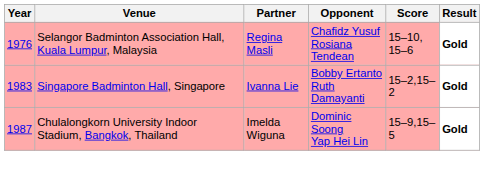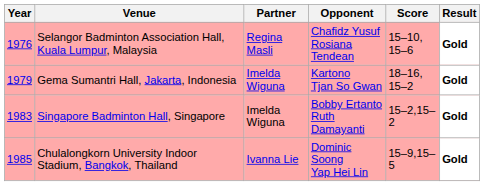+ row: (137, 80)
(273, 87) Ivanna Lie -> (266, 117) Imelda Wiguna
(20, 129) 1987 -> (20, 160) 1985
(266, 129) Imelda Wiguna -> (273, 160) Ivanna Lie
